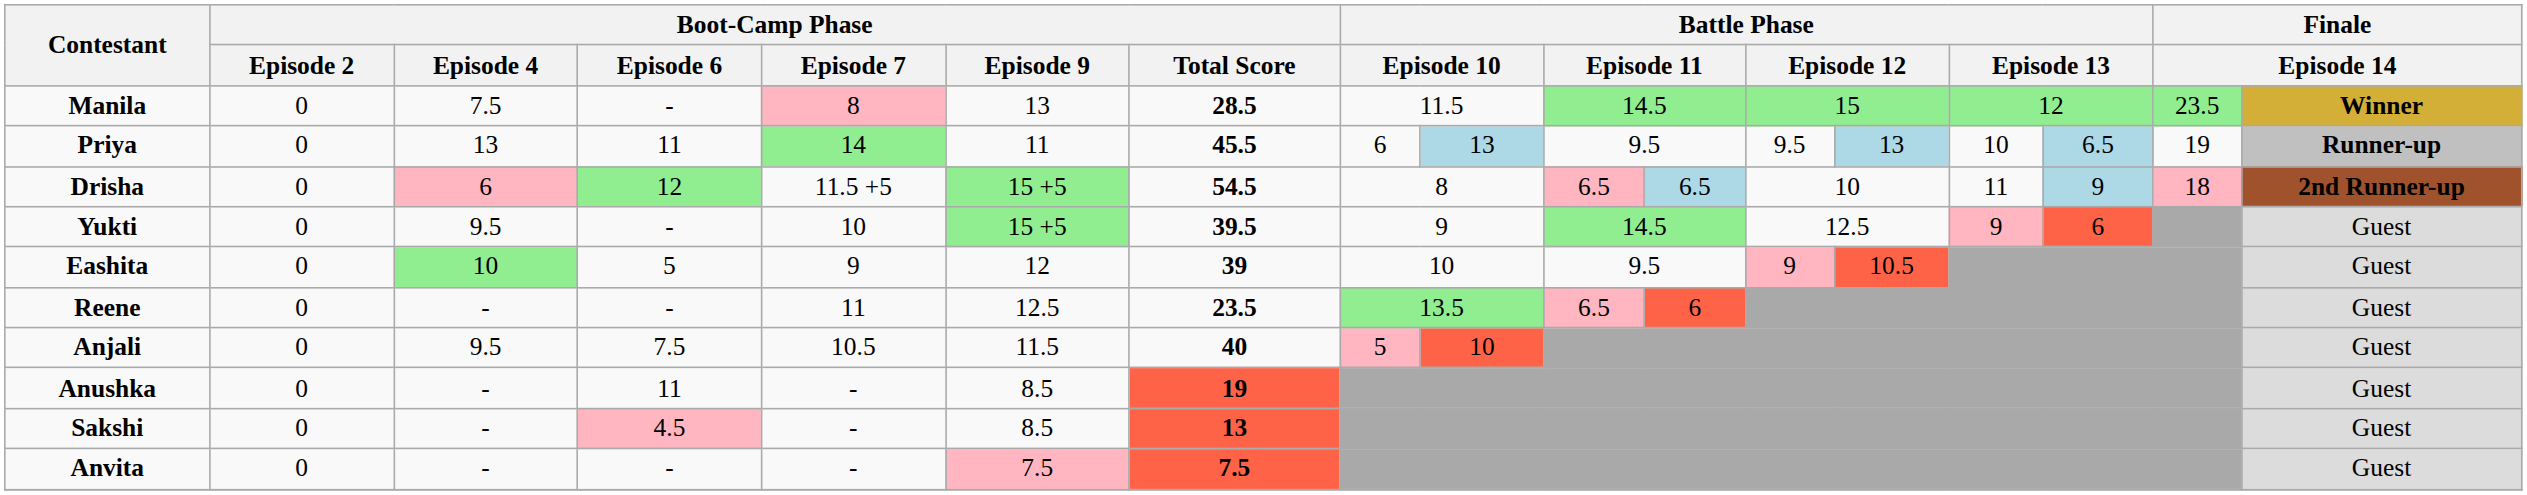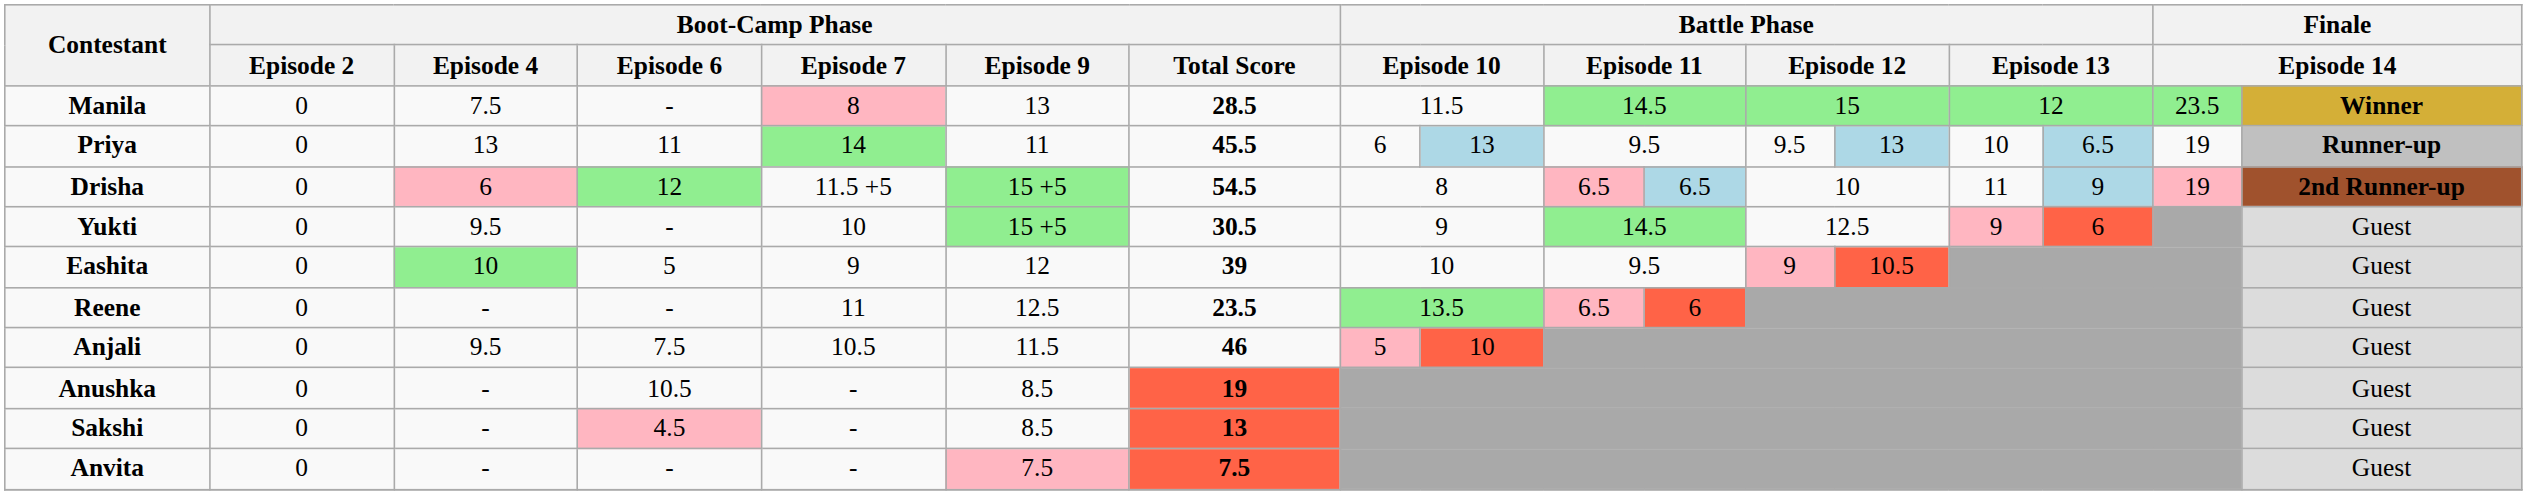(2197, 186) 18 -> (2197, 186) 19
(1234, 226) 39.5 -> (1234, 226) 30.5
(1234, 347) 40 -> (1234, 347) 46
(669, 387) 11 -> (669, 387) 10.5
